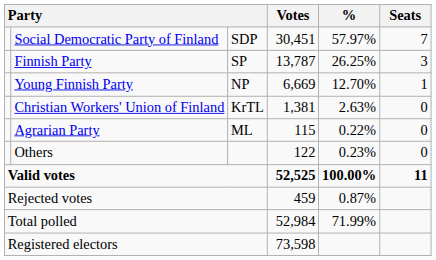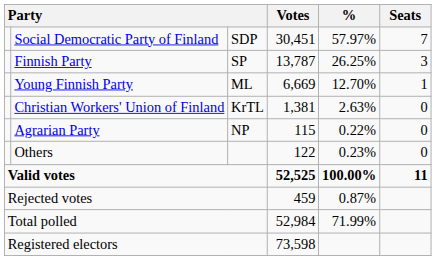(240, 84) NP -> (242, 84) ML
(242, 130) ML -> (240, 130) NP
